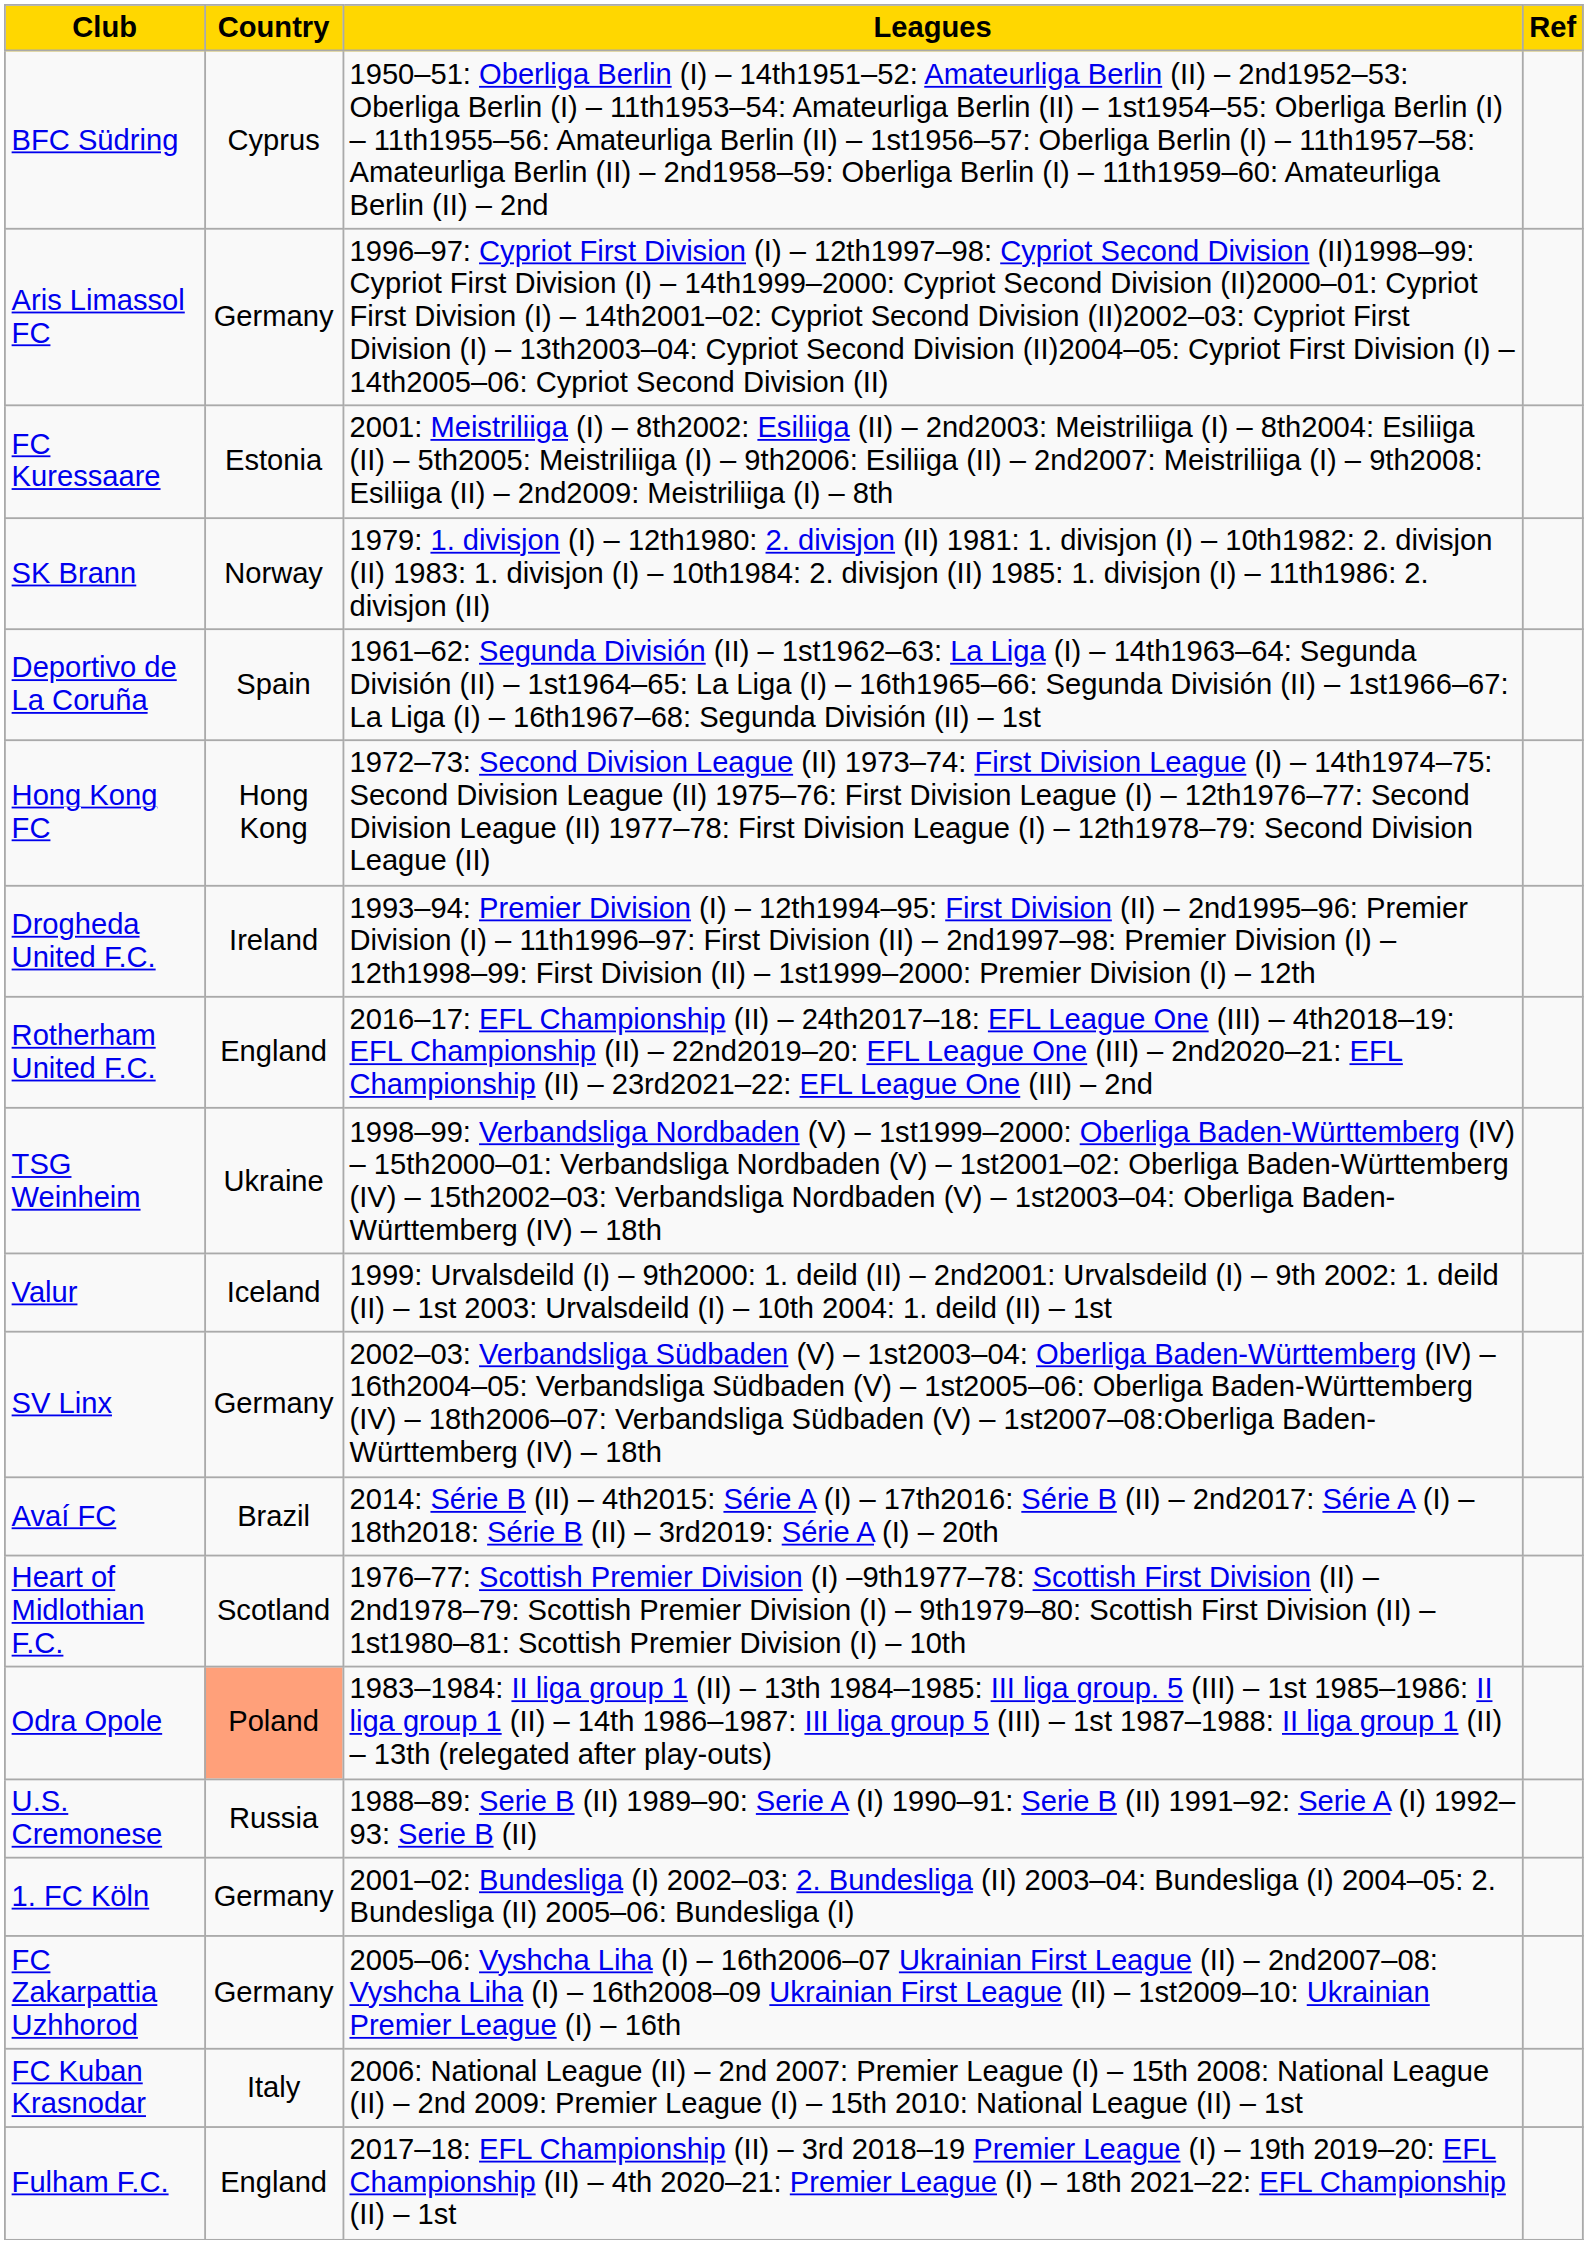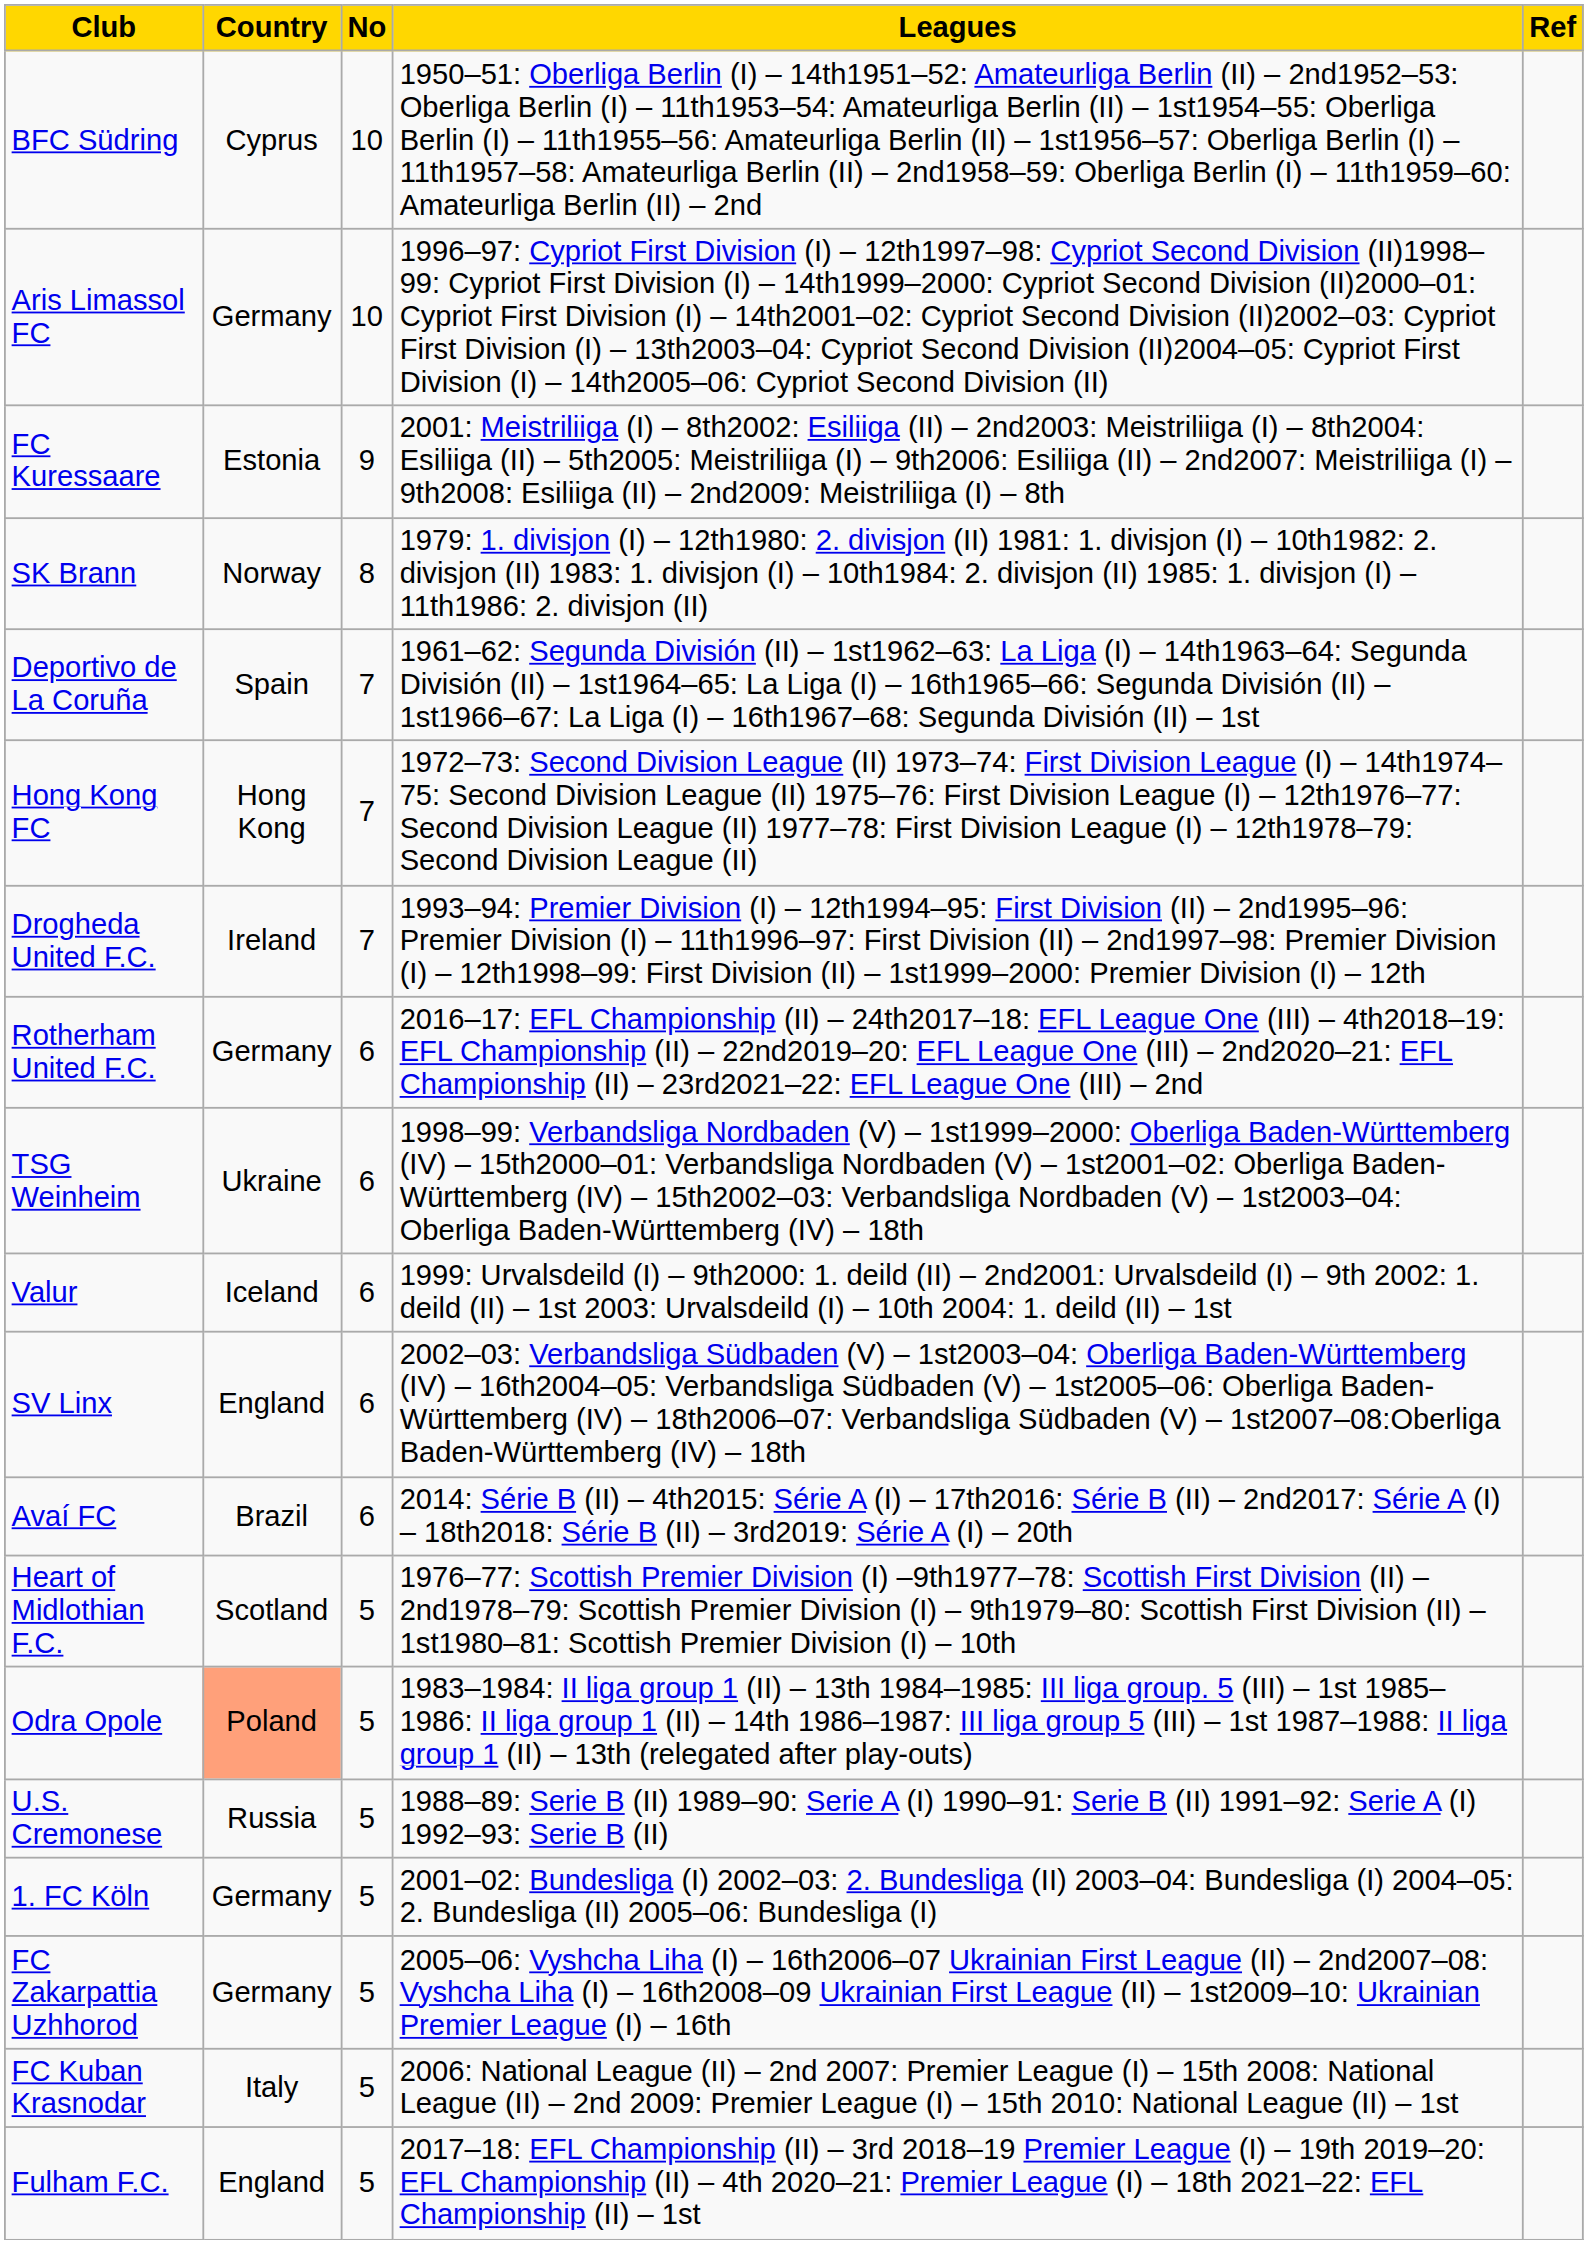+ column: (367, 27)
(274, 1052) England -> (272, 1052) Germany
(274, 1403) Germany -> (272, 1403) England
